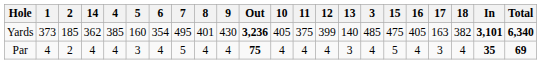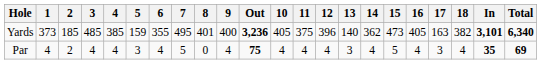columns swapped: (372, 13) <-> (93, 13)
(138, 31) 160 -> (138, 31) 159
(160, 31) 354 -> (160, 31) 355
(228, 31) 430 -> (228, 31) 400
(327, 31) 399 -> (327, 31) 396
(395, 31) 475 -> (395, 31) 473
(205, 50) 4 -> (205, 50) 0
